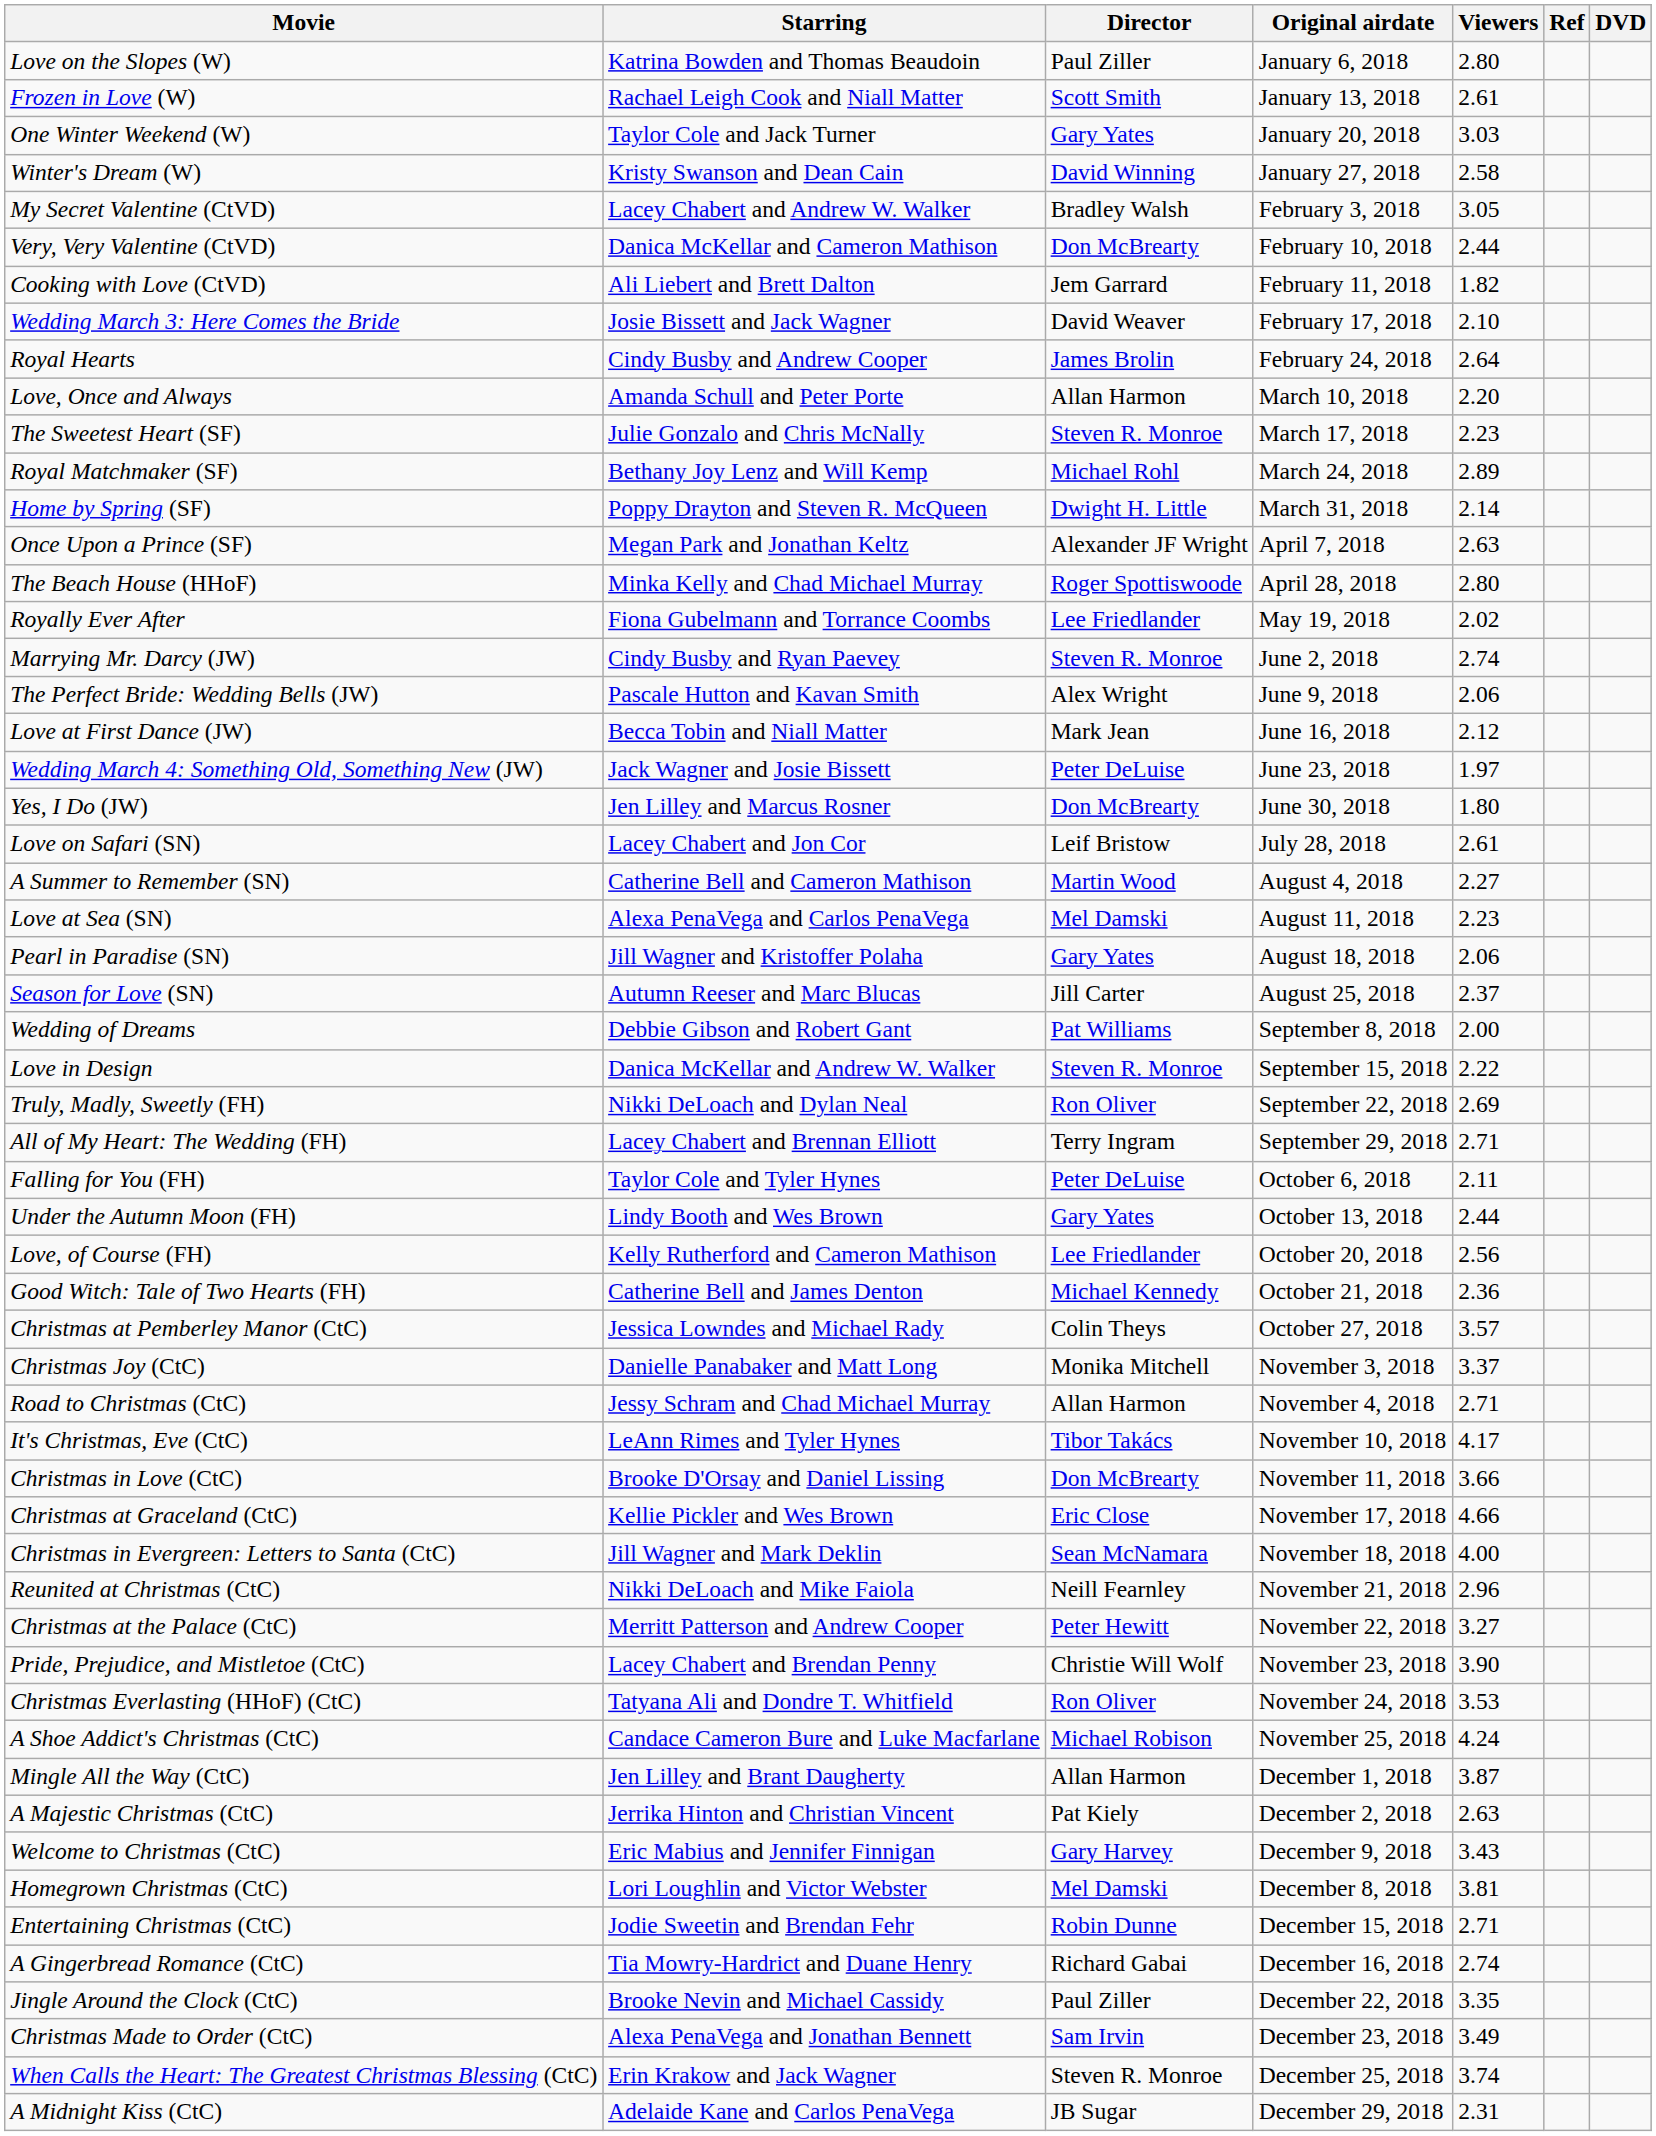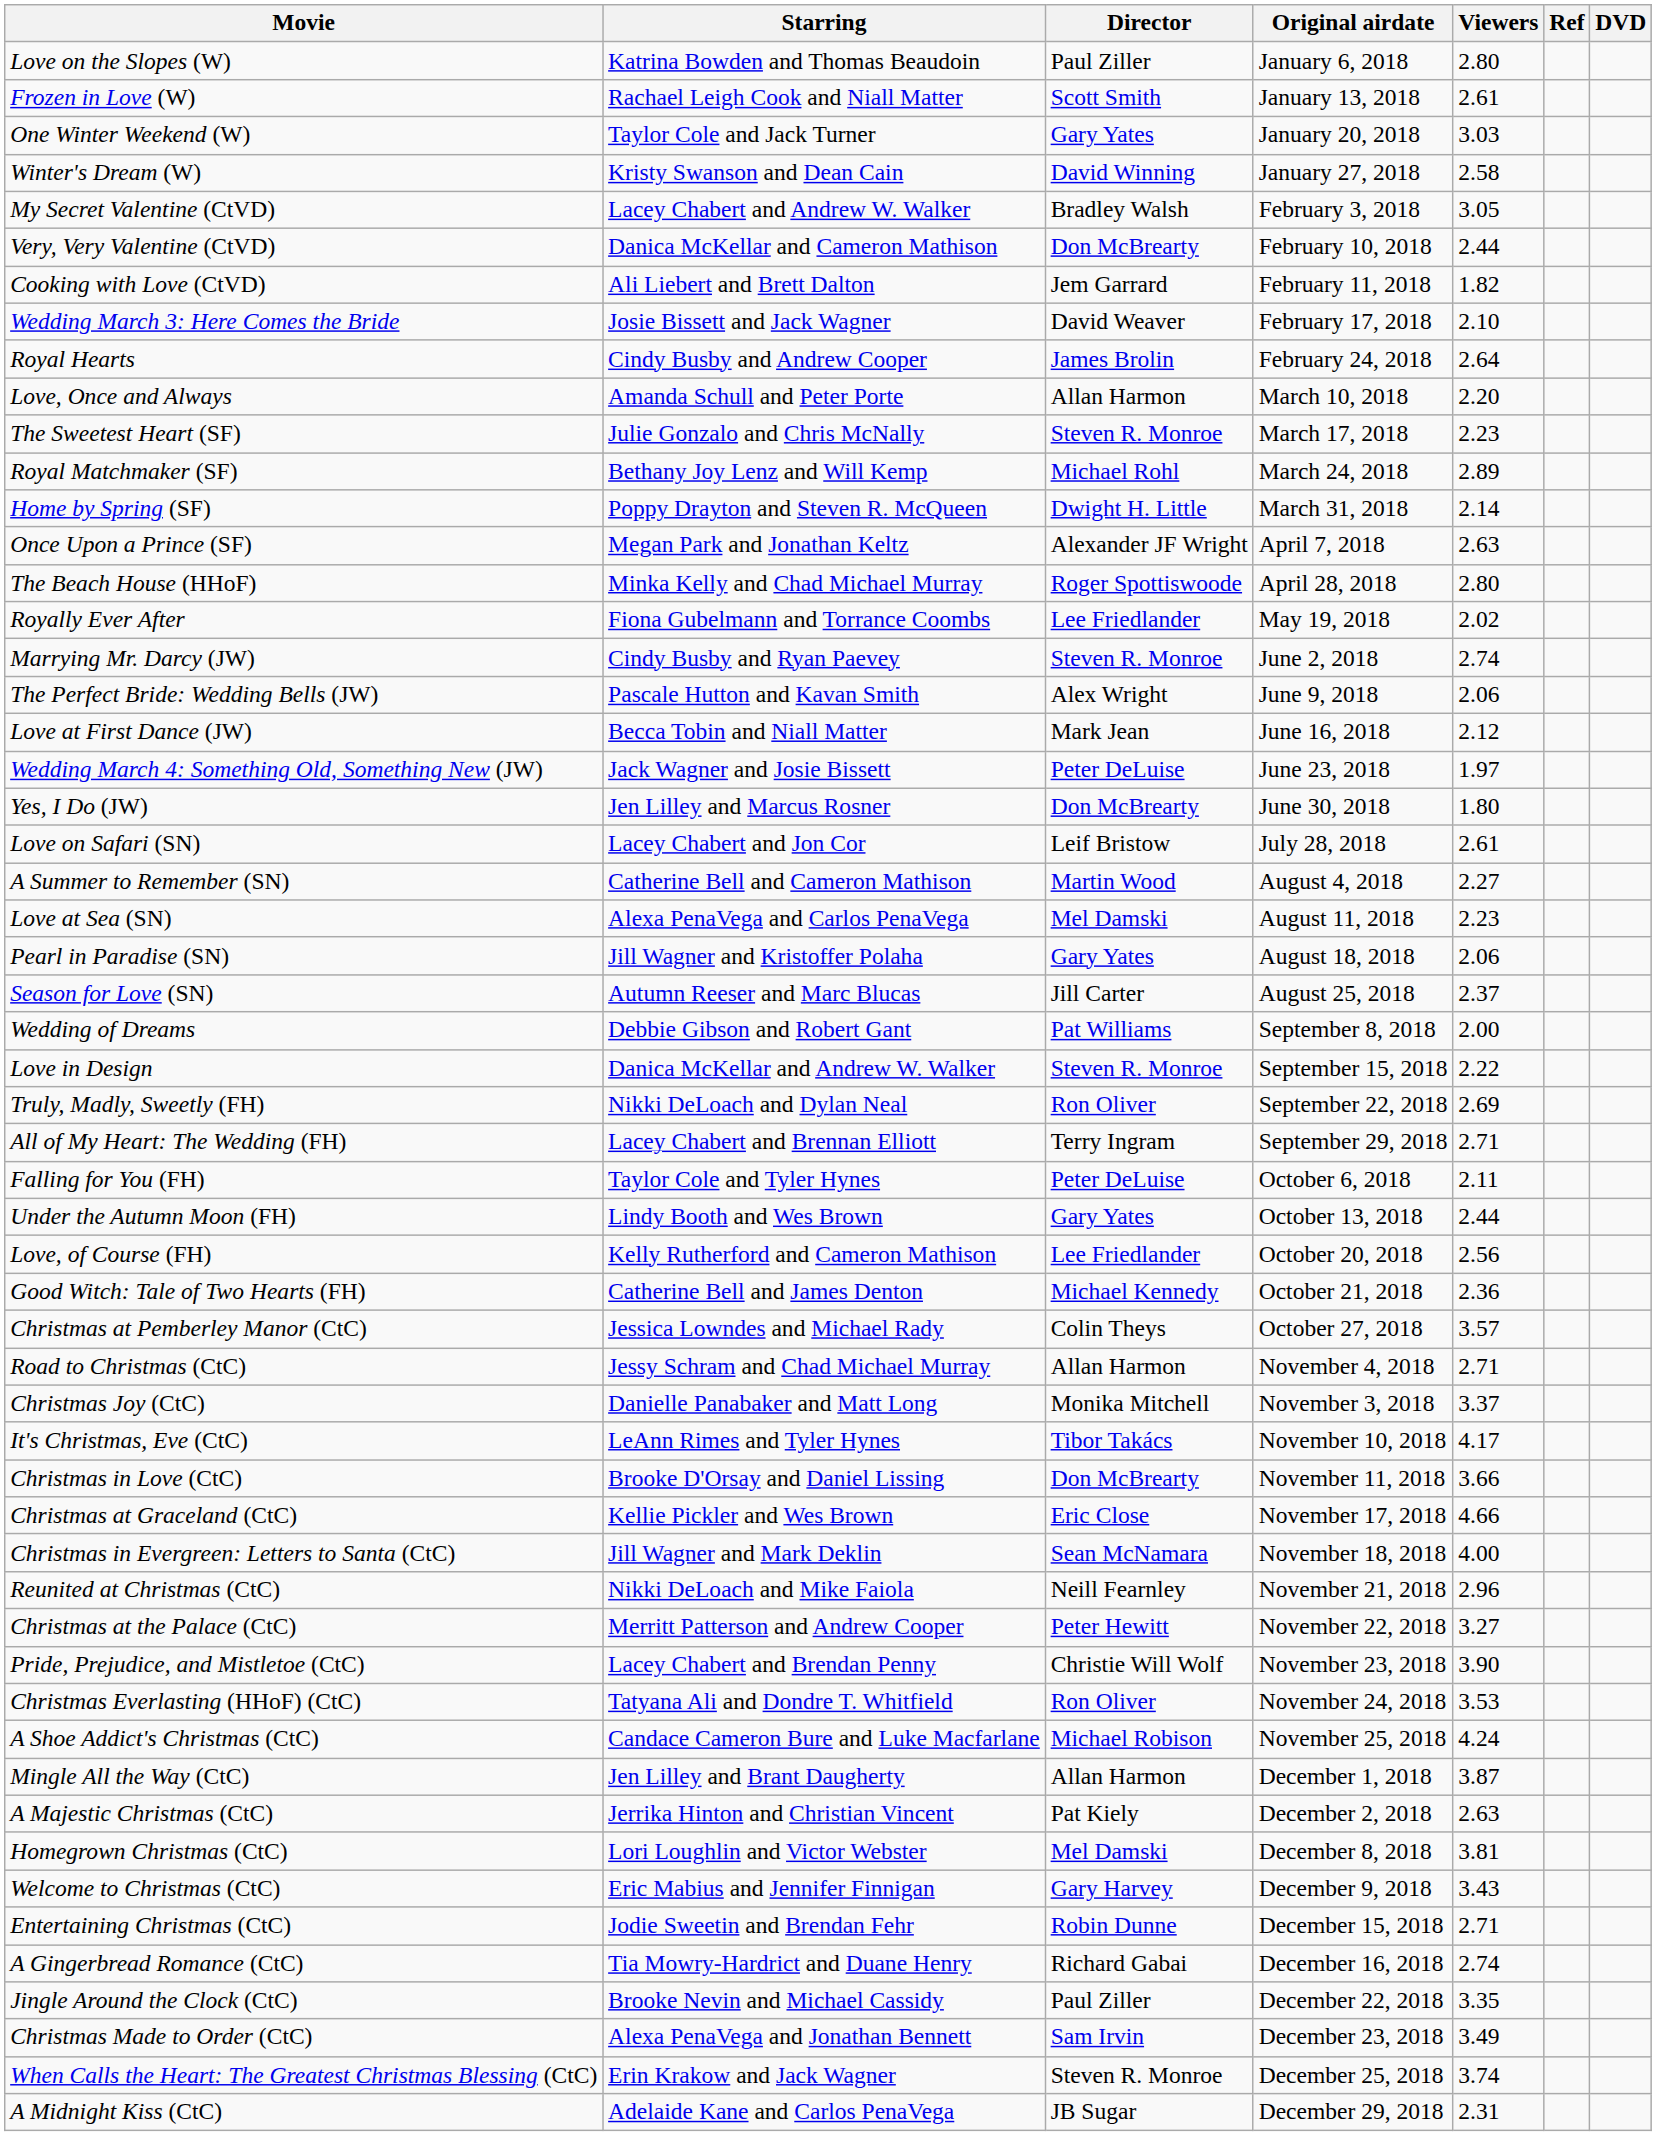rows swapped: (108, 1365) <-> (128, 1403)
rows swapped: (149, 1888) <-> (145, 1850)
